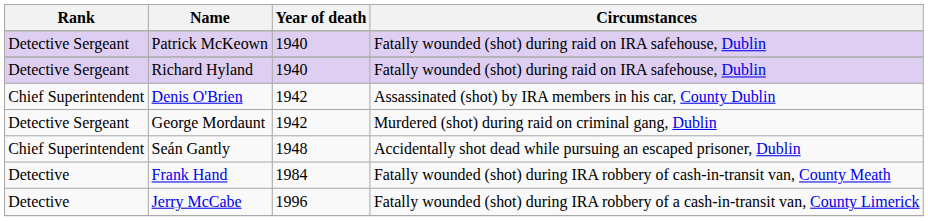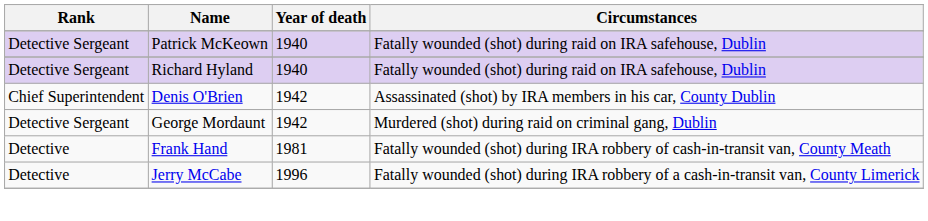- row: (191, 149)
(291, 175) 1984 -> (291, 149) 1981
